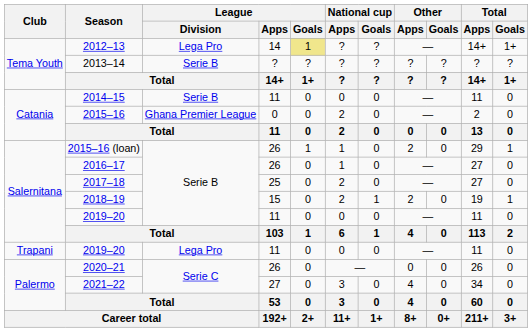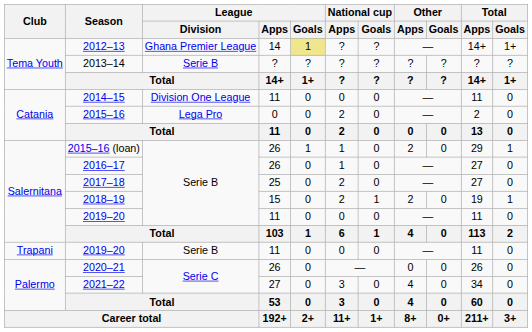(201, 47) Lega Pro -> (201, 47) Ghana Premier League
(201, 98) Serie B -> (201, 98) Division One League
(201, 115) Ghana Premier League -> (201, 115) Lega Pro
(201, 251) Lega Pro -> (201, 251) Serie B
